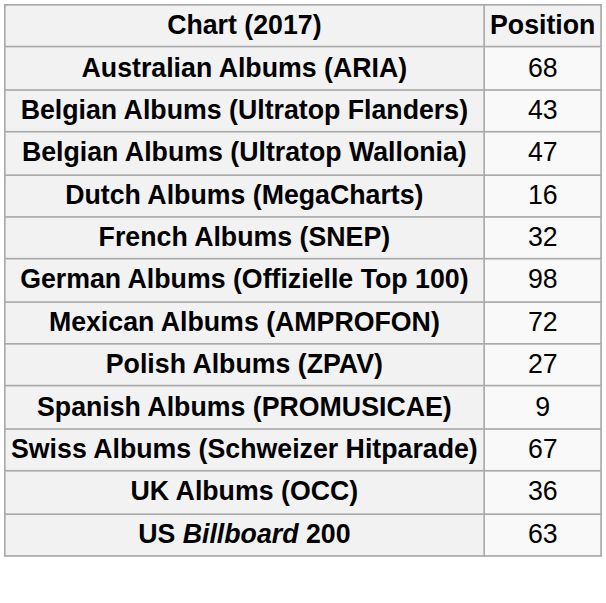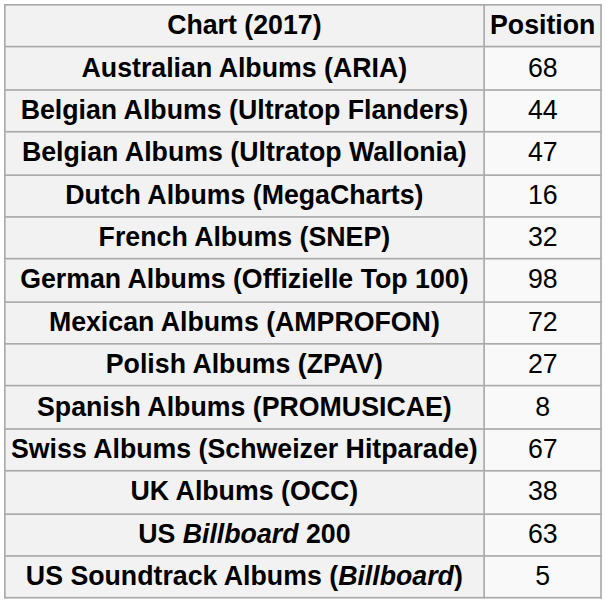(543, 110) 43 -> (543, 110) 44
(543, 407) 9 -> (543, 407) 8
(543, 491) 36 -> (543, 491) 38
+ row: (244, 576)
